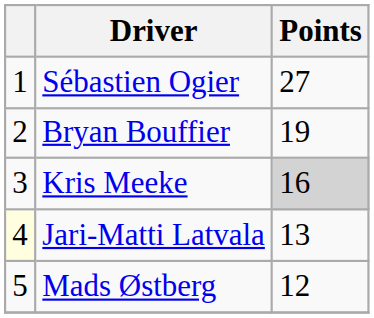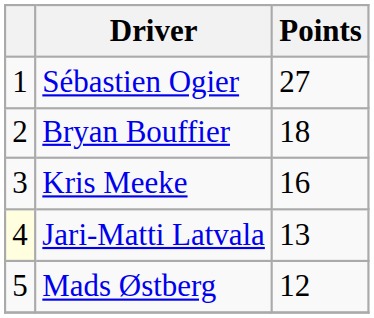(295, 132) 19 -> (295, 132) 18
(295, 183) lightgrey background -> (295, 183) no background
